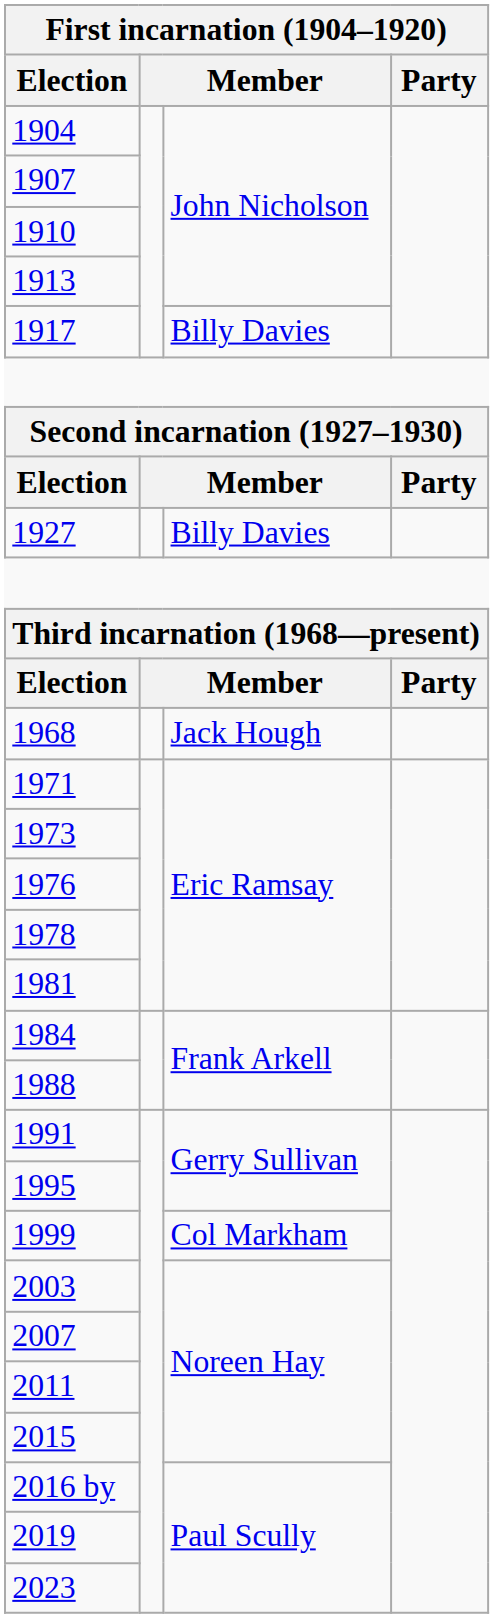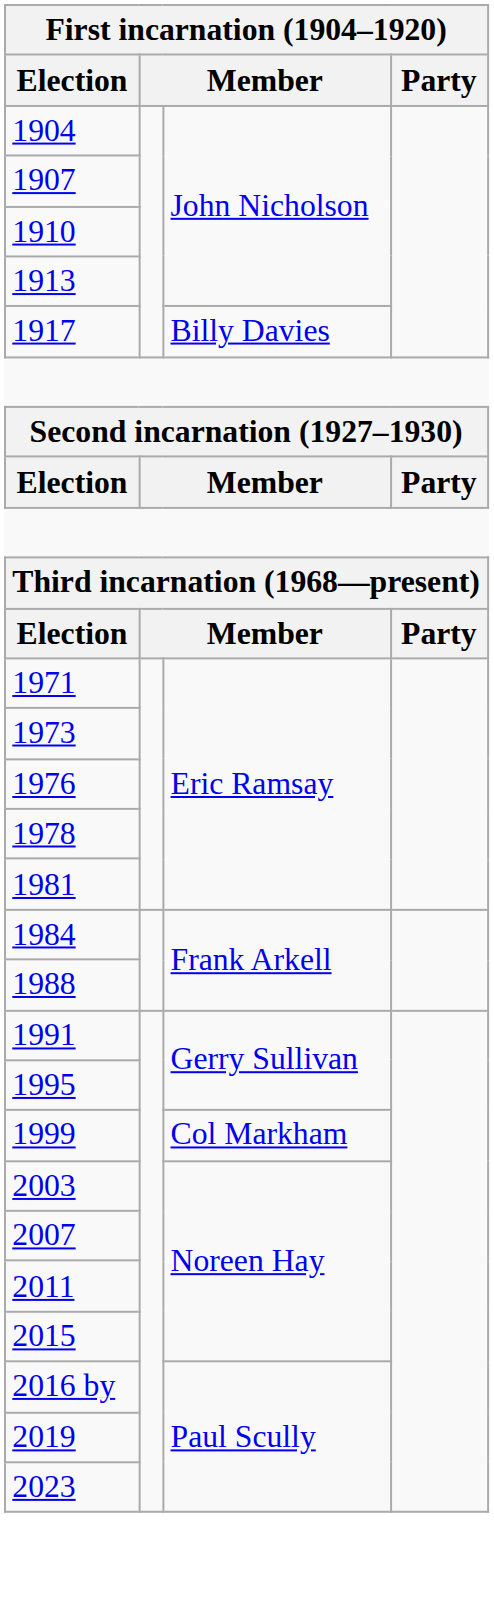- row: (44, 532)
- row: (44, 733)
